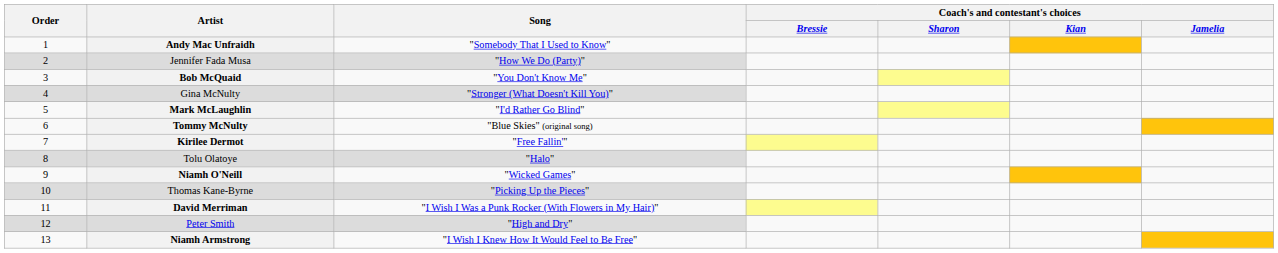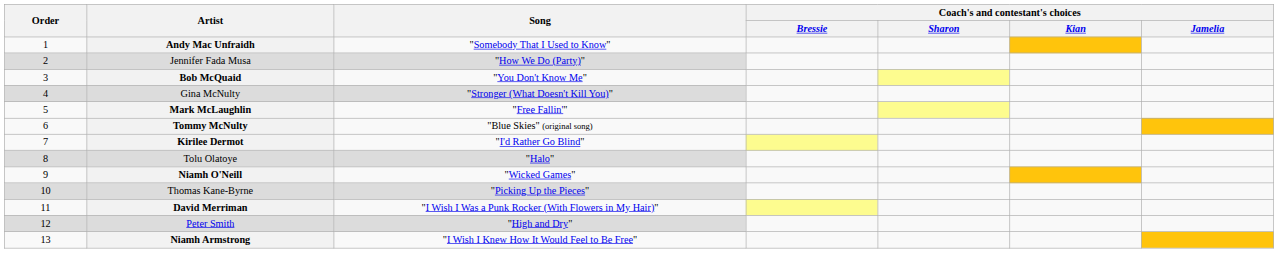(540, 110) "I'd Rather Go Blind" -> (540, 110) "Free Fallin'"
(540, 142) "Free Fallin'" -> (540, 142) "I'd Rather Go Blind"
